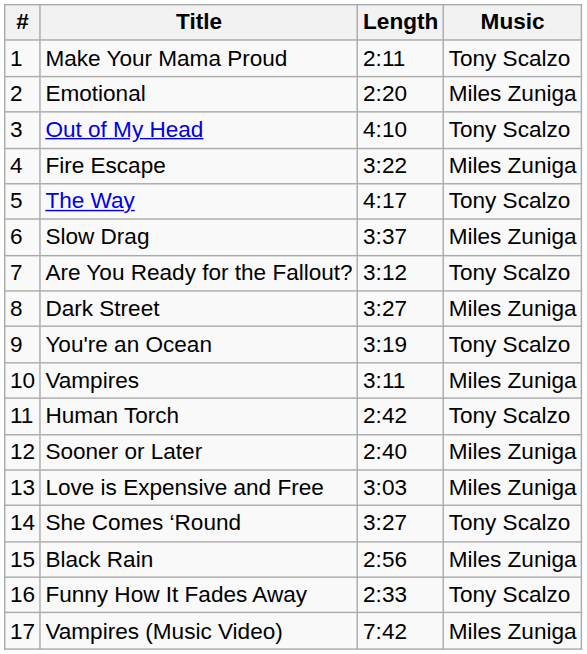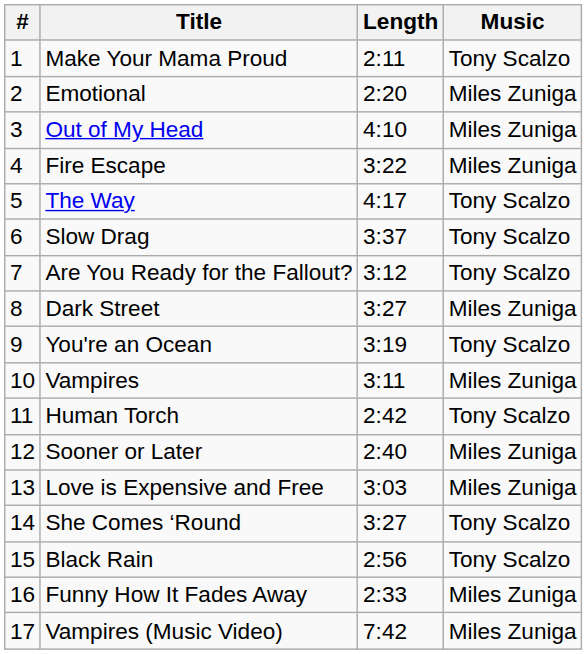(509, 129) Tony Scalzo -> (513, 129) Miles Zuniga
(513, 237) Miles Zuniga -> (509, 237) Tony Scalzo
(513, 559) Miles Zuniga -> (509, 559) Tony Scalzo
(509, 594) Tony Scalzo -> (513, 594) Miles Zuniga
